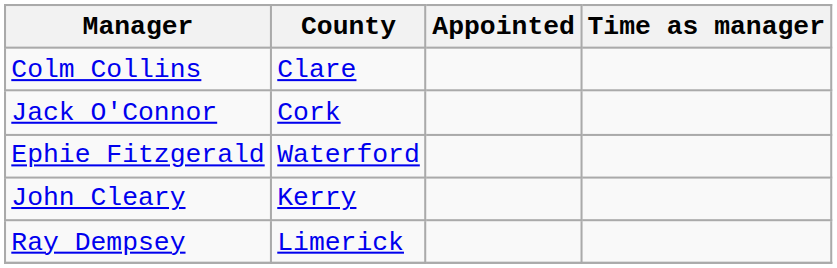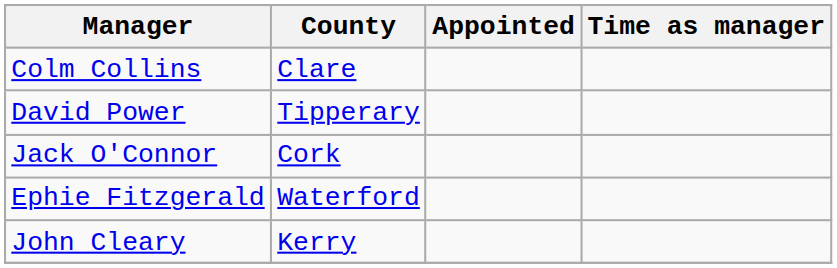+ row: (98, 113)
- row: (98, 242)
